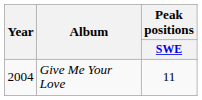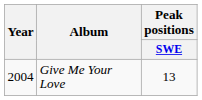(169, 77) 11 -> (169, 77) 13
